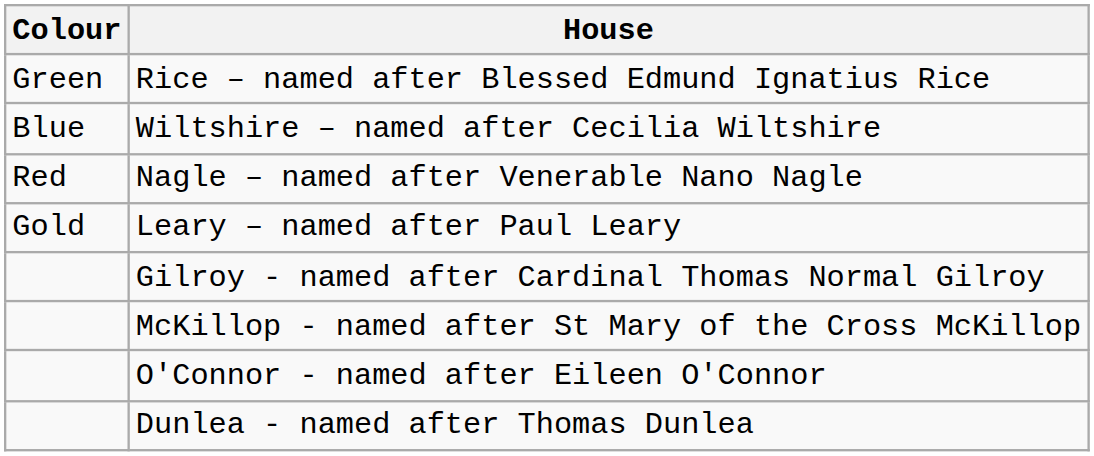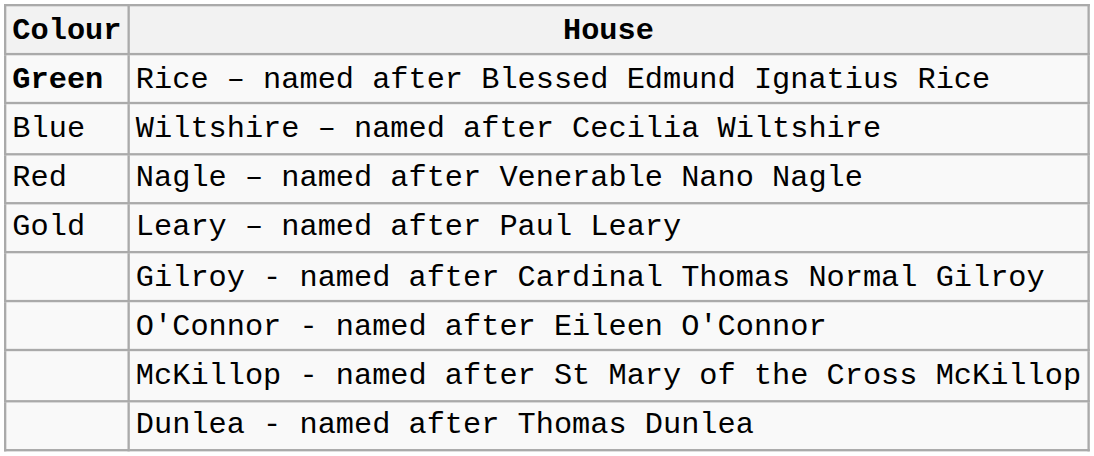(58, 79) normal -> (58, 79) bold
rows swapped: (481, 375) <-> (608, 326)
